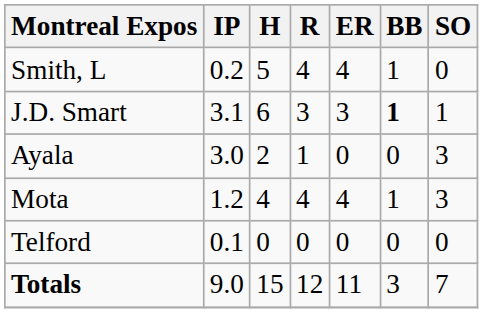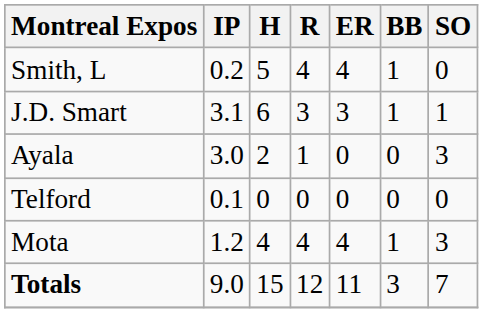(393, 112) bold -> (393, 112) normal
rows swapped: (40, 198) <-> (51, 241)
